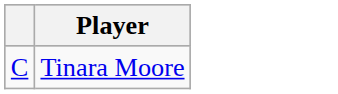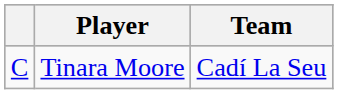+ column: (261, 25)
